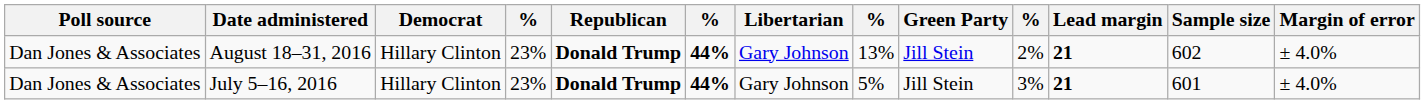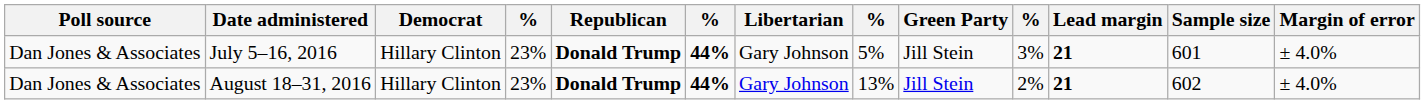rows swapped: (290, 51) <-> (273, 83)
